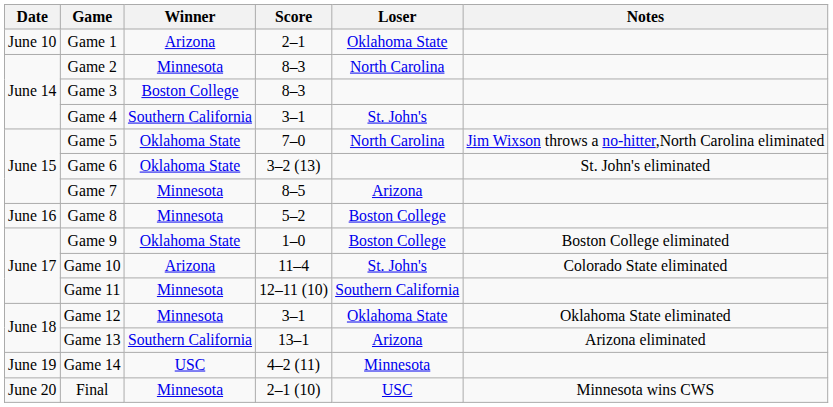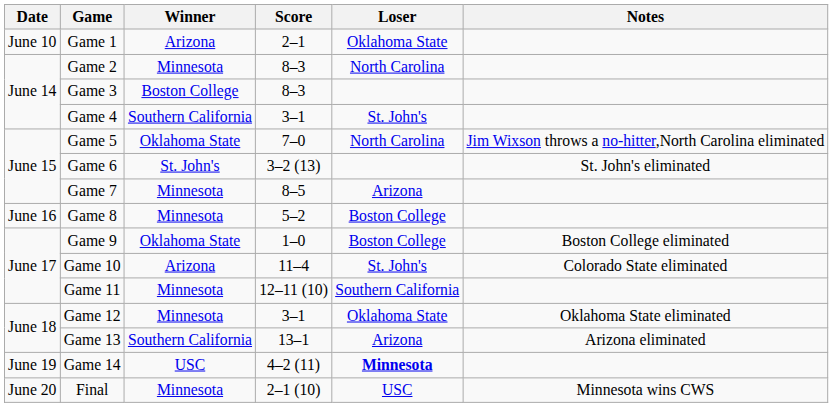(190, 166) Oklahoma State -> (190, 166) St. John's
(397, 365) normal -> (397, 365) bold
